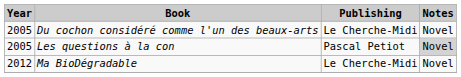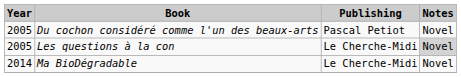(371, 30) Le Cherche-Midi -> (364, 30) Pascal Petiot
(364, 47) Pascal Petiot -> (371, 47) Le Cherche-Midi
(19, 64) 2012 -> (19, 64) 2014
